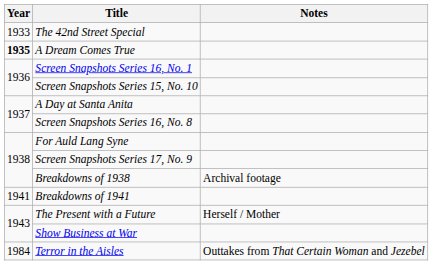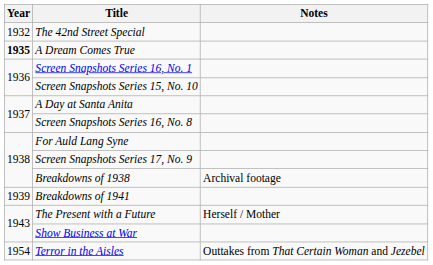(19, 31) 1933 -> (19, 31) 1932
(19, 196) 1941 -> (19, 196) 1939
(19, 251) 1984 -> (19, 251) 1954
